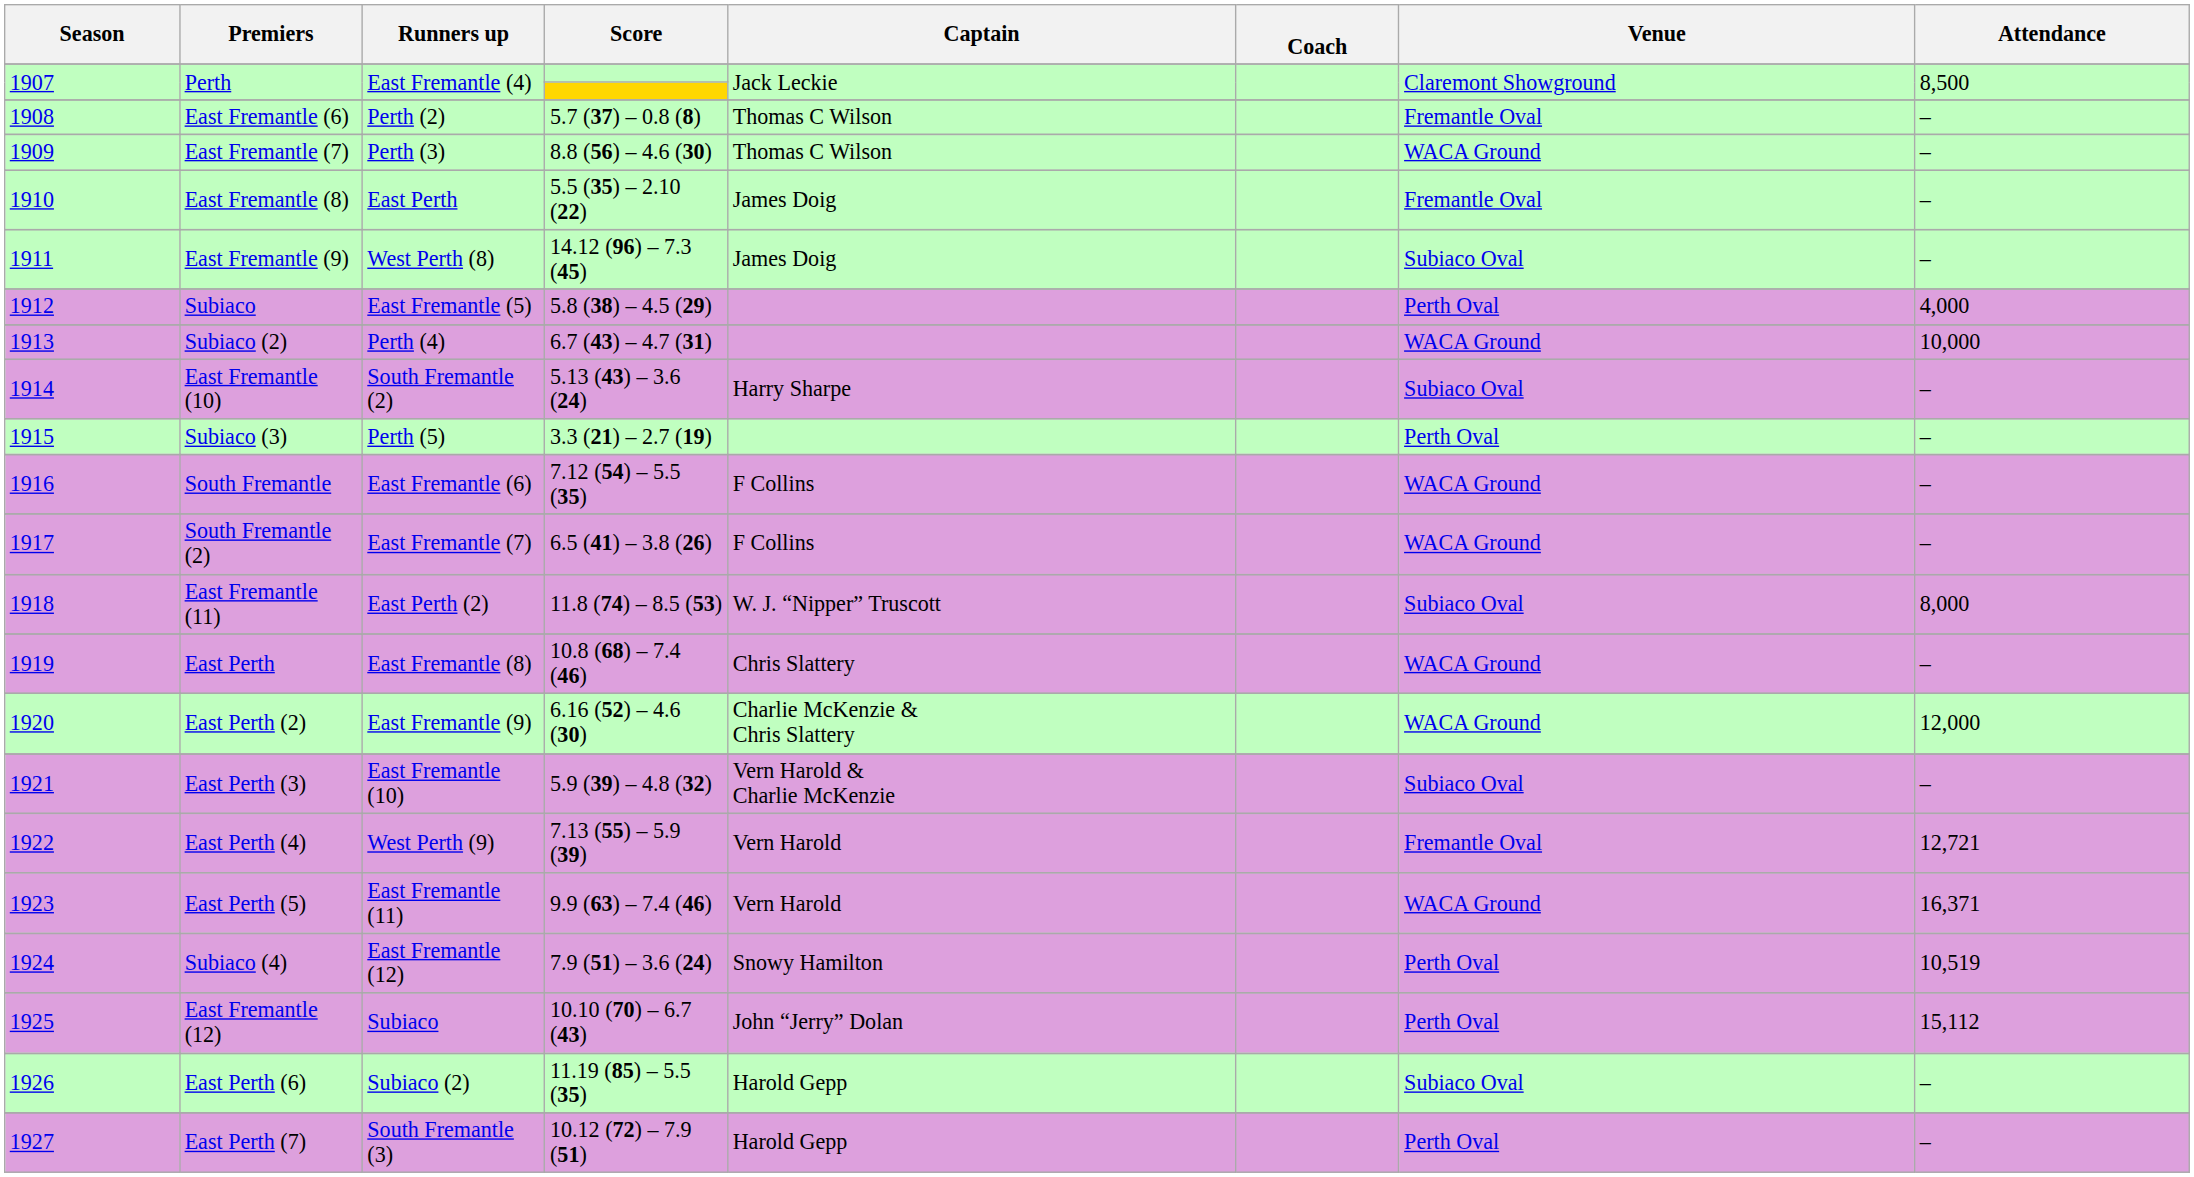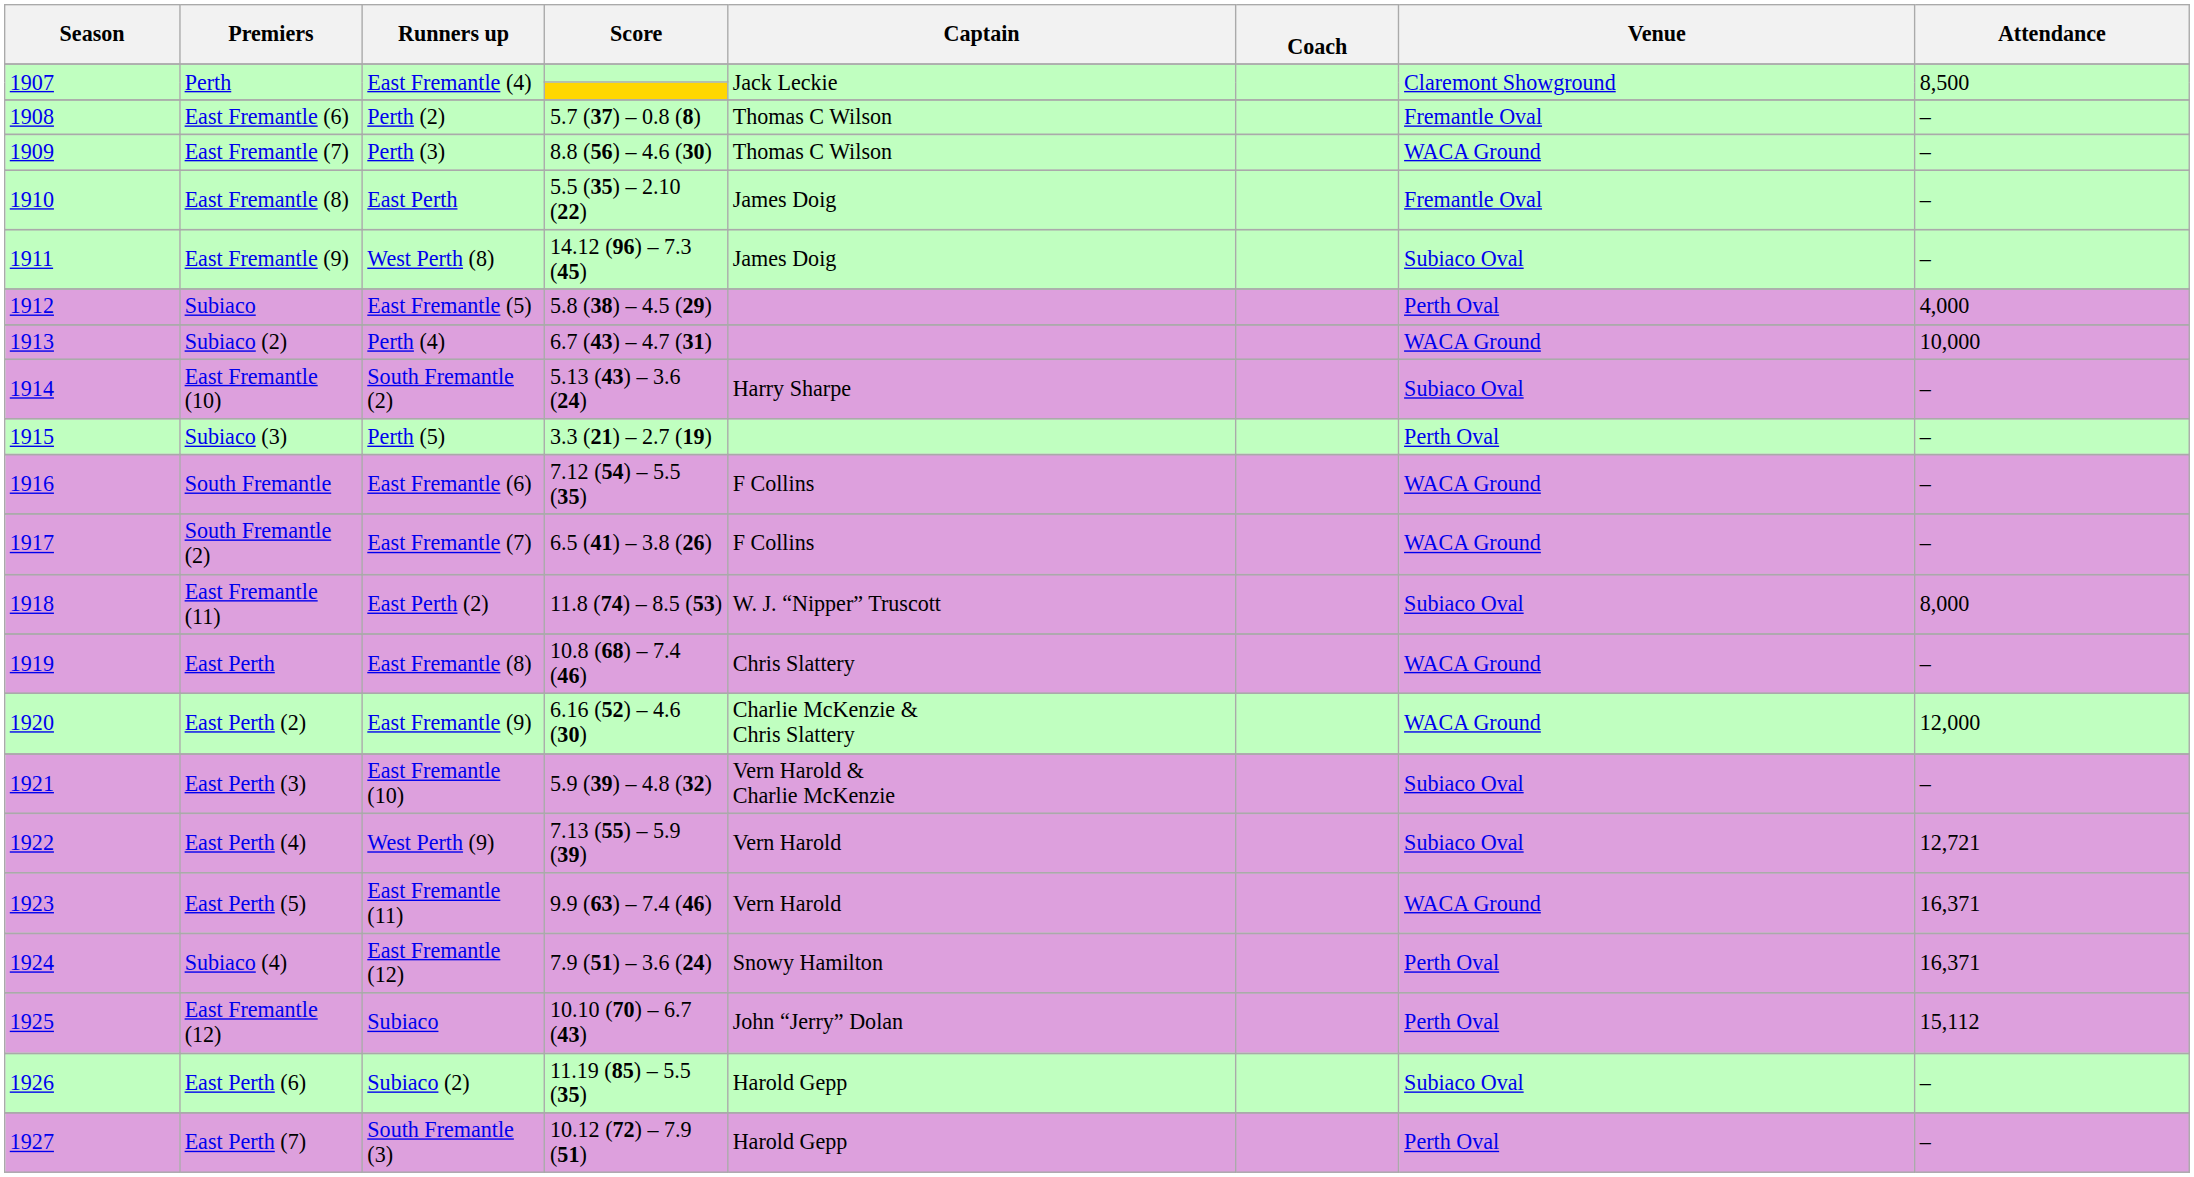(1473, 843) Fremantle Oval -> (1464, 843) Subiaco Oval
(1950, 962) 10,519 -> (1950, 962) 16,371
